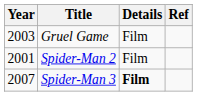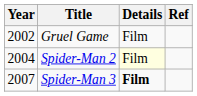(21, 36) 2003 -> (21, 36) 2002
(21, 58) 2001 -> (21, 58) 2004
(135, 58) no background -> (135, 58) lightyellow background
